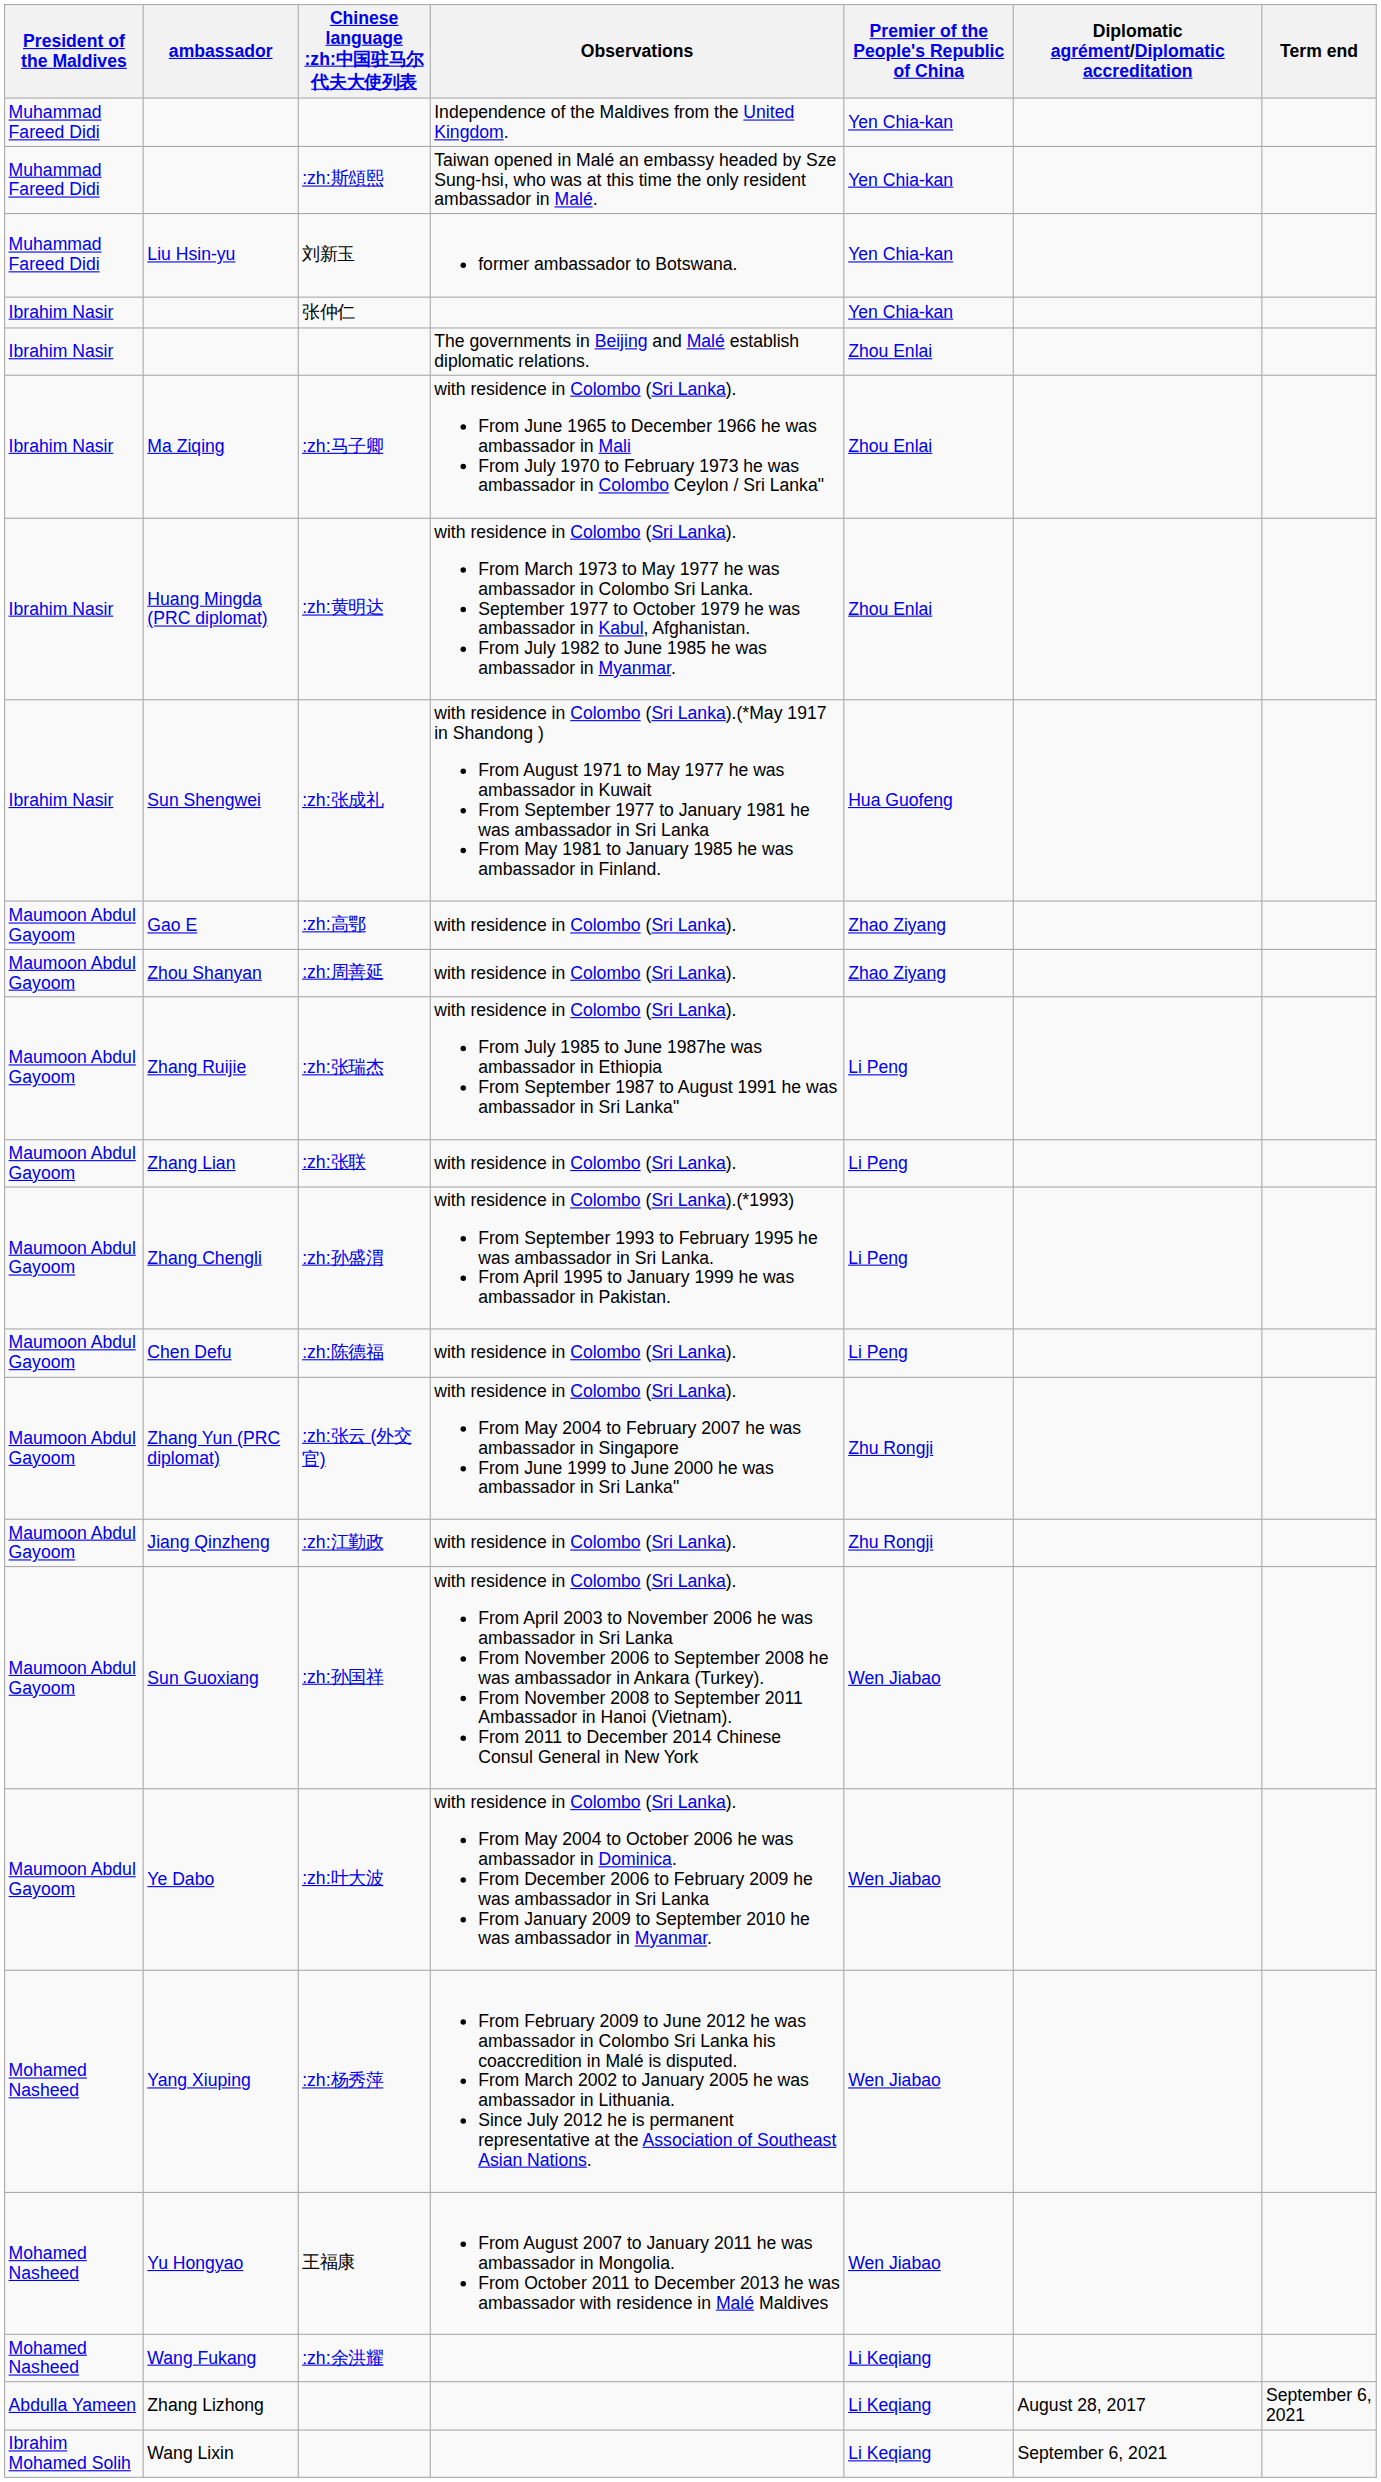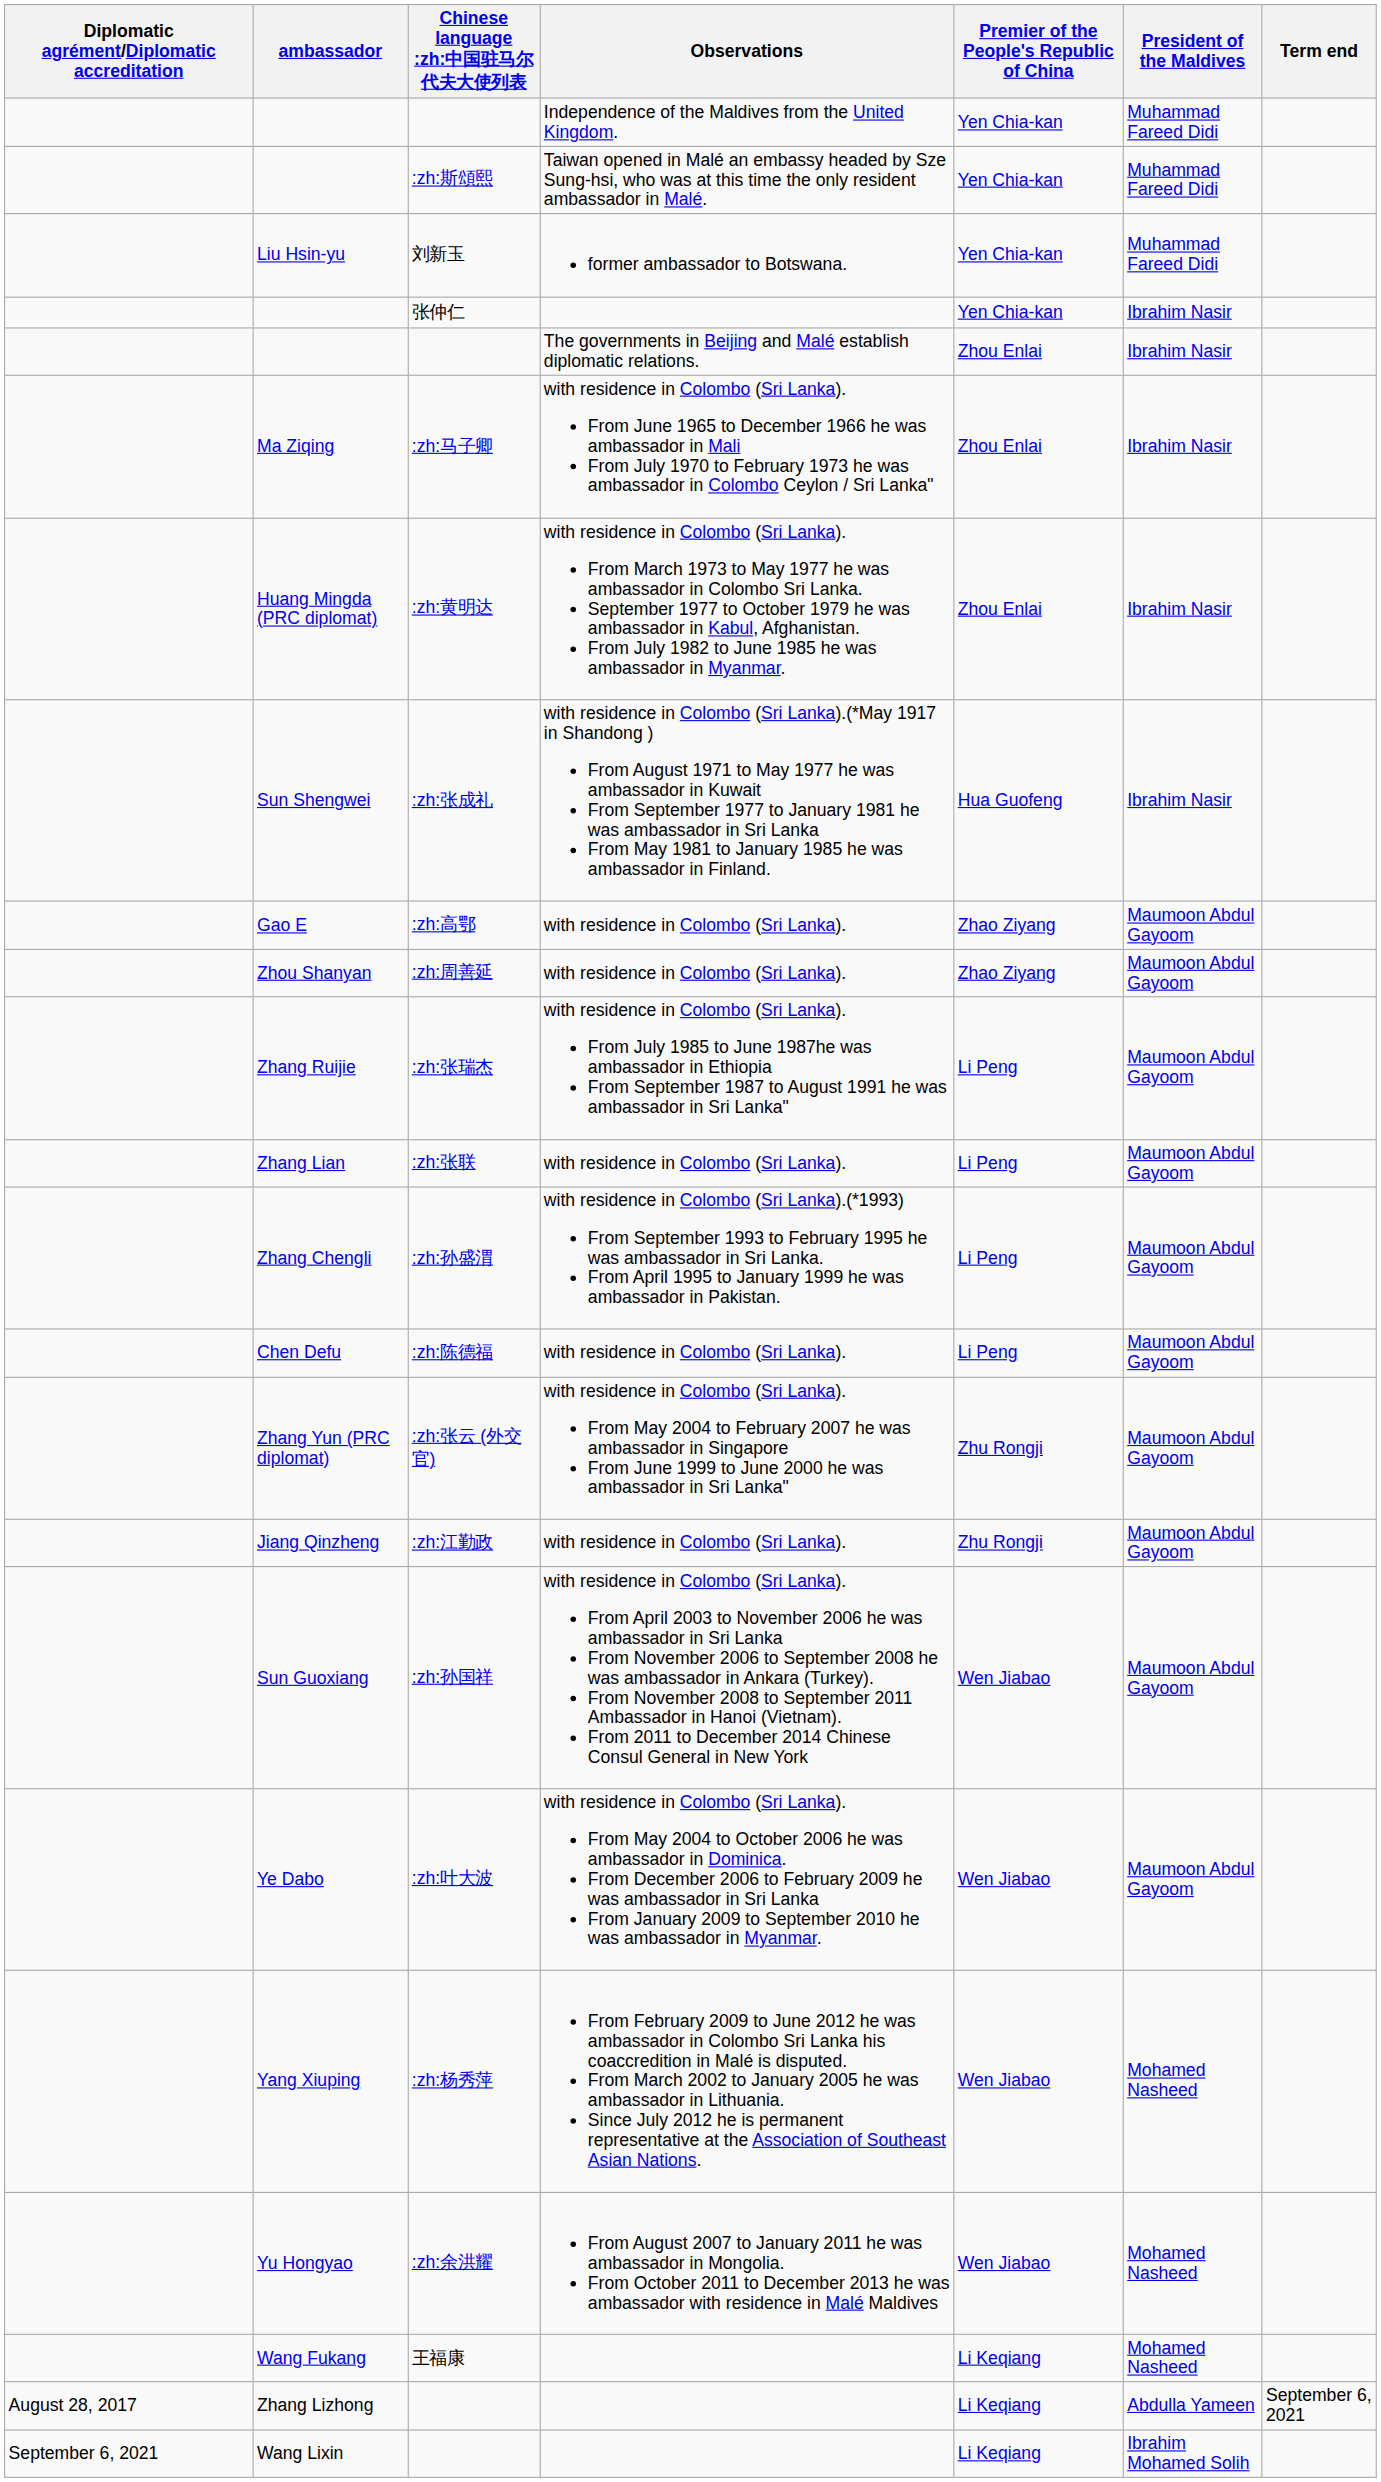columns swapped: (1138, 51) <-> (74, 51)
(329, 2262) 王福康 -> (452, 2262) :zh:余洪耀
(343, 2357) :zh:余洪耀 -> (438, 2357) 王福康
